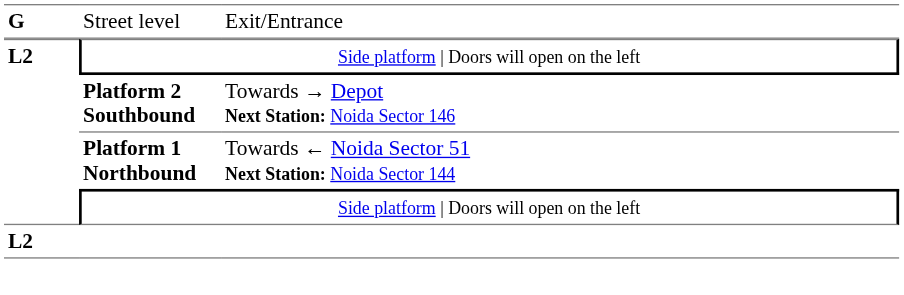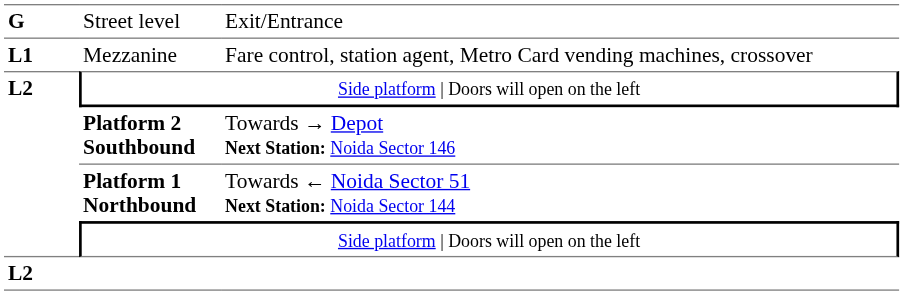+ row: (130, 54)
